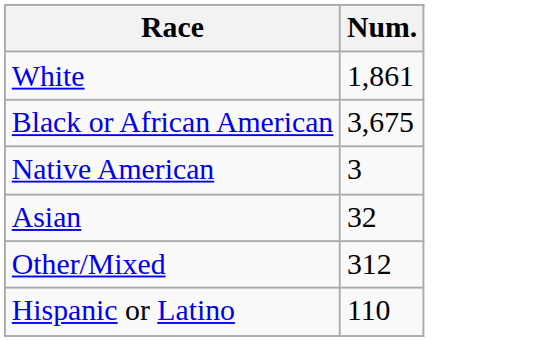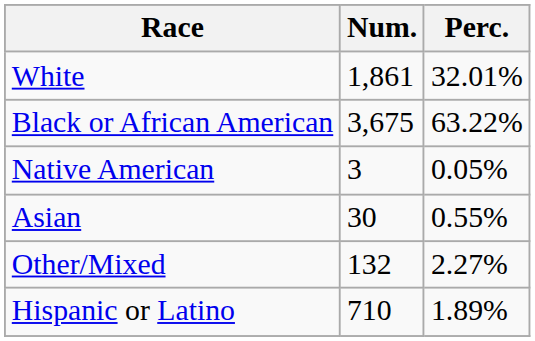+ column: (477, 28)
(362, 216) 32 -> (362, 216) 30
(369, 264) 312 -> (369, 264) 132
(369, 311) 110 -> (369, 311) 710
